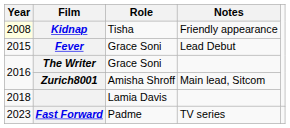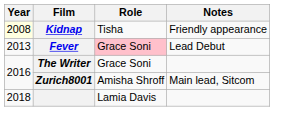(19, 47) 2015 -> (19, 47) 2013
(135, 47) no background -> (124, 47) pink background
- row: (69, 115)
